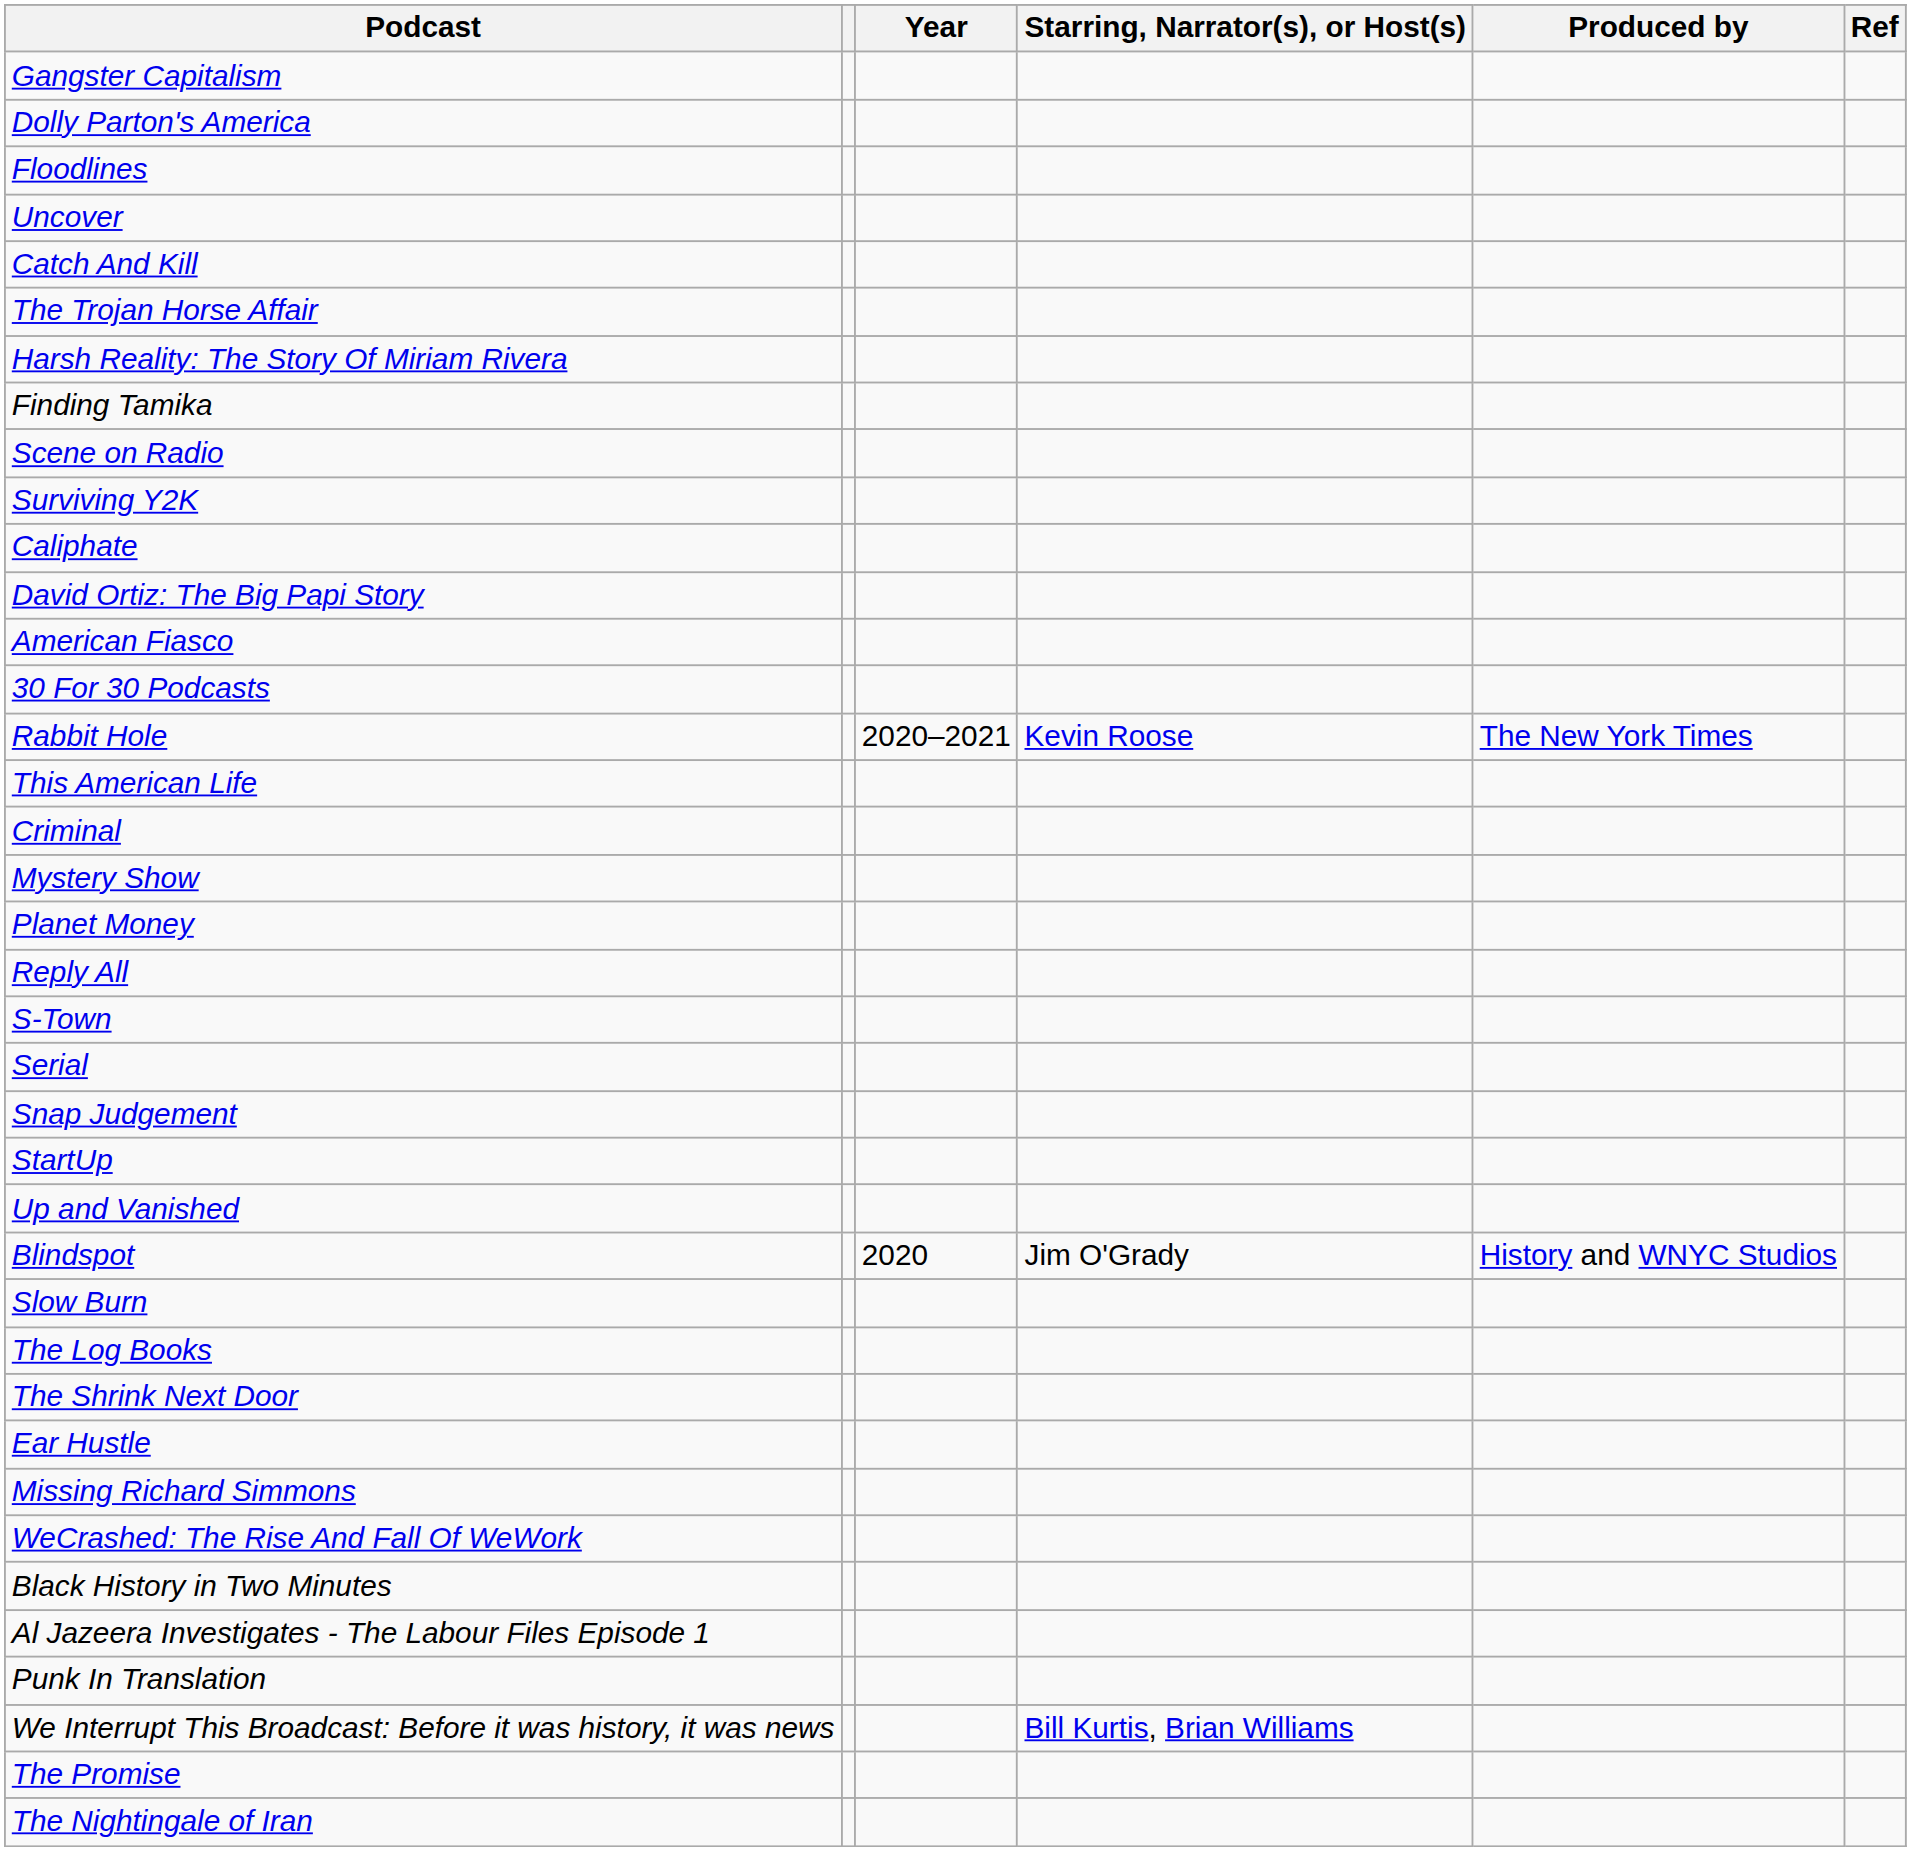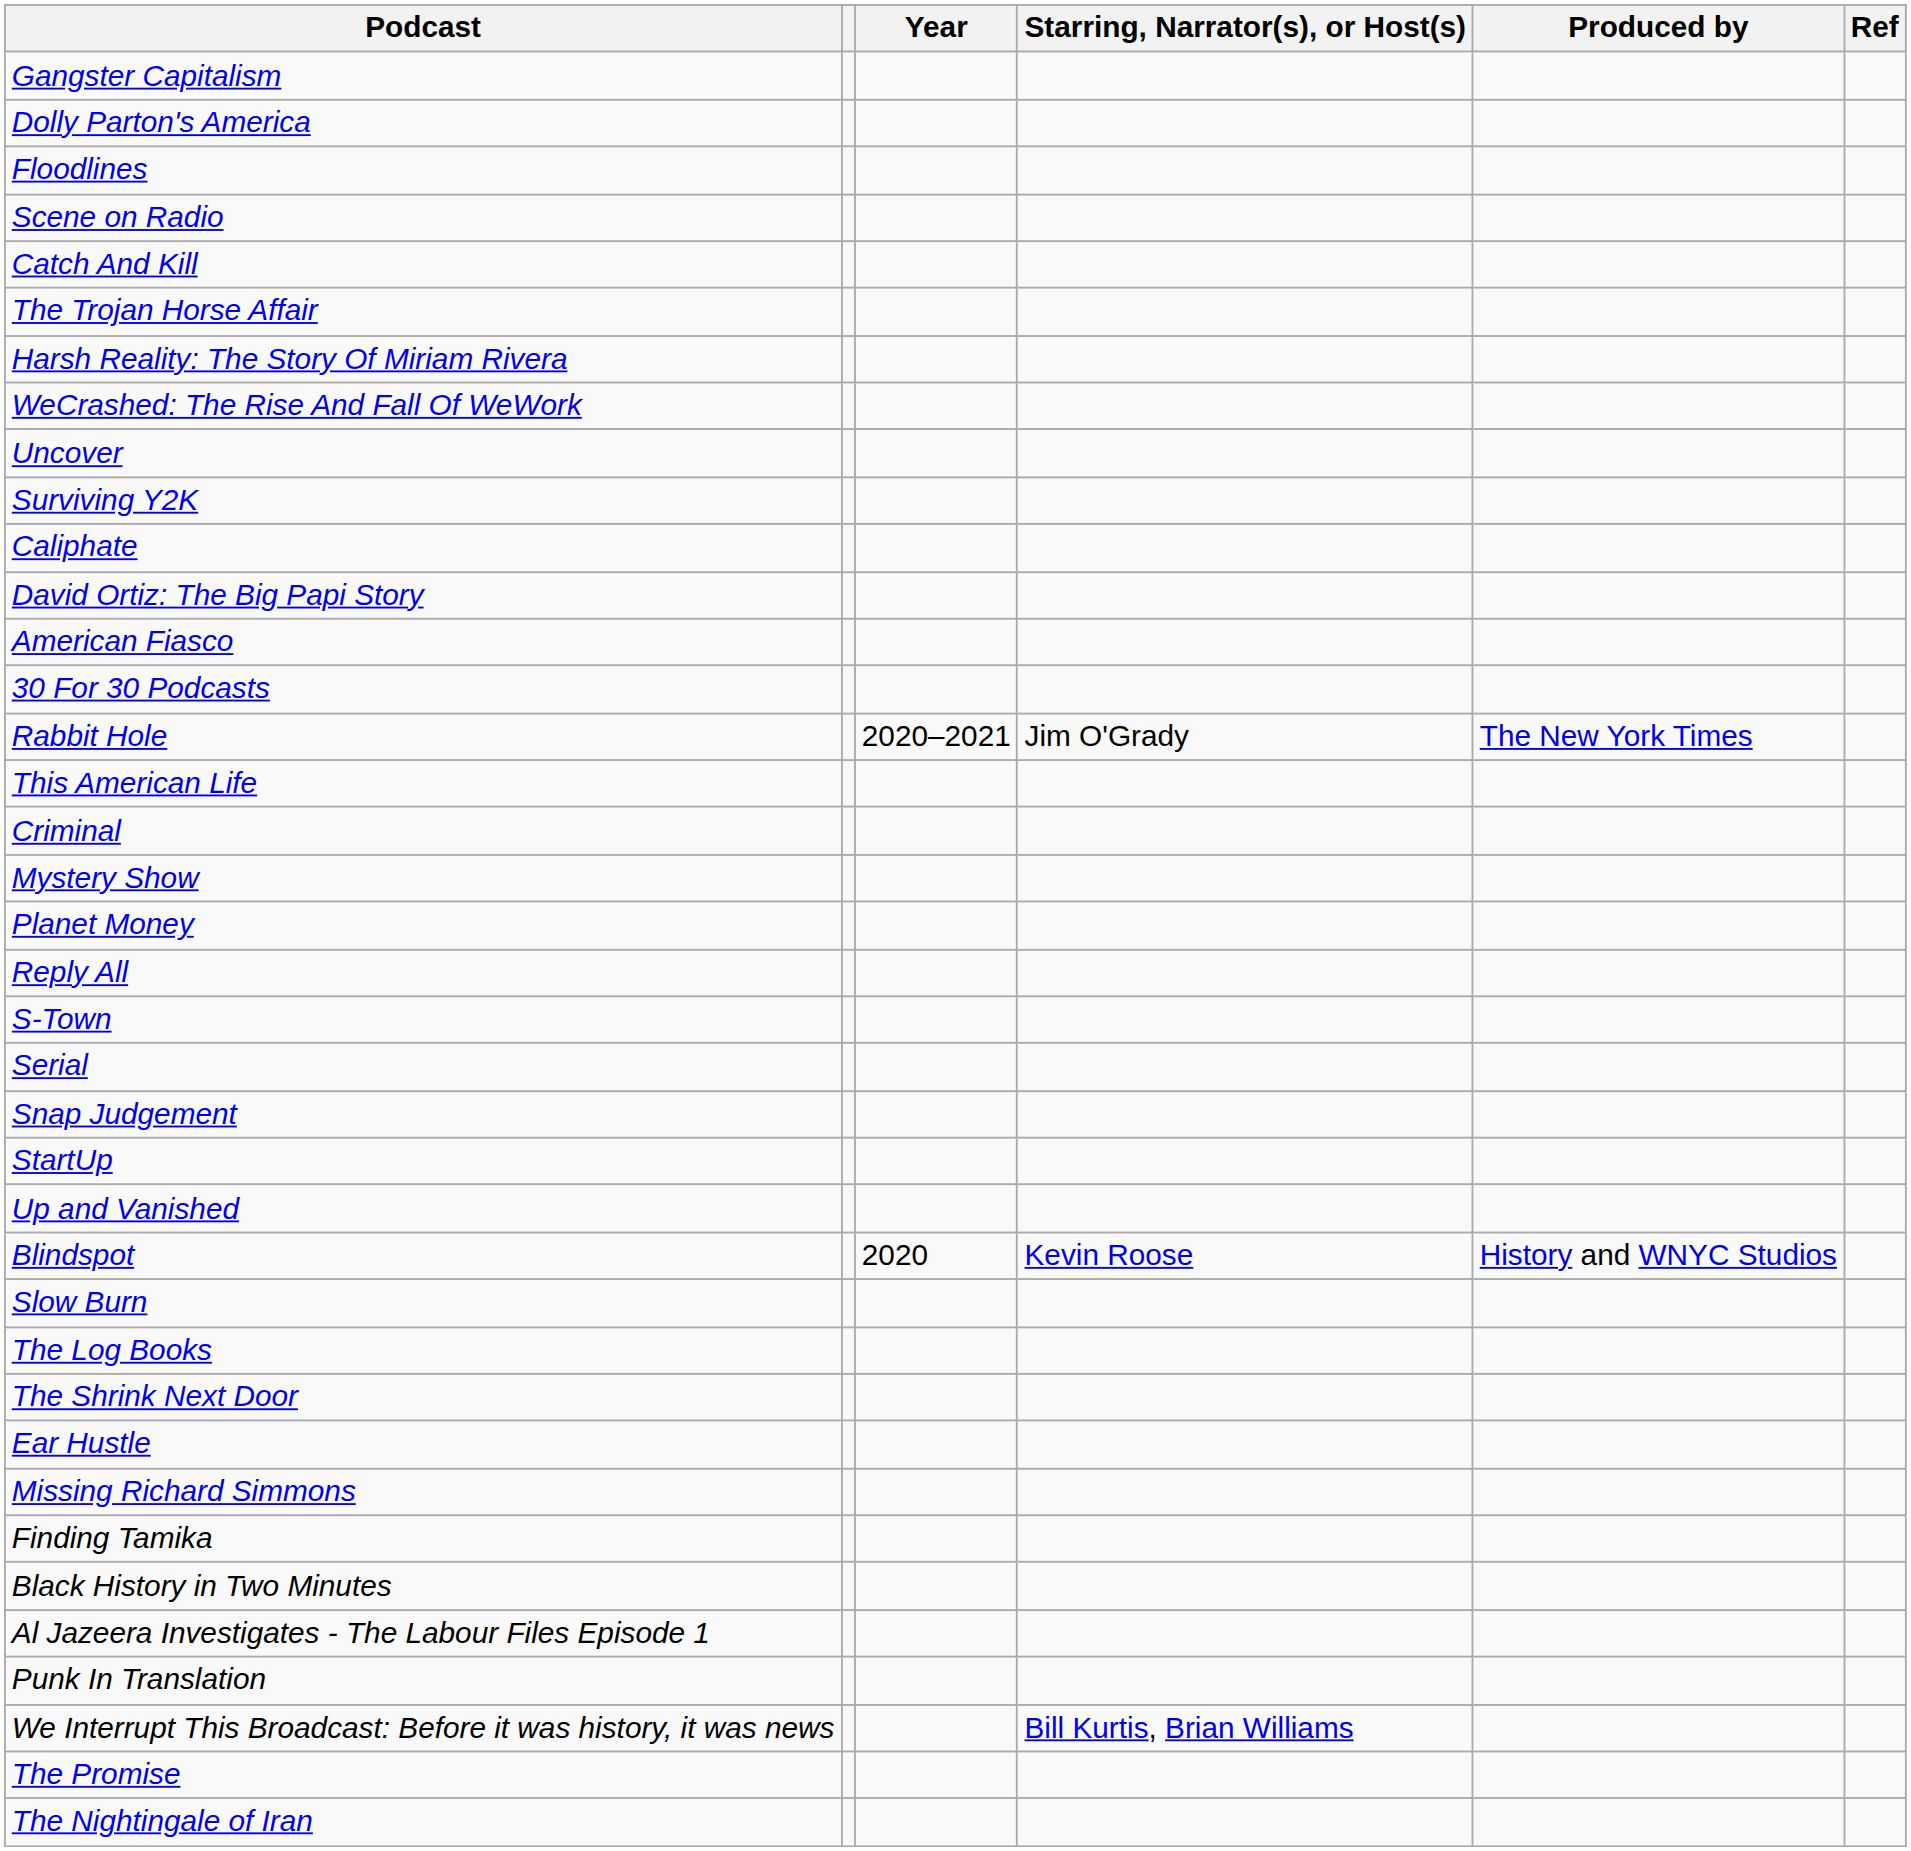rows swapped: (67, 216) <-> (118, 452)
rows swapped: (297, 1538) <-> (112, 405)
(1109, 736) Kevin Roose -> (1107, 736) Jim O'Grady
(1107, 1255) Jim O'Grady -> (1109, 1255) Kevin Roose
